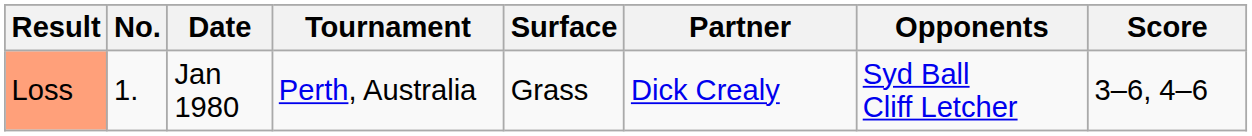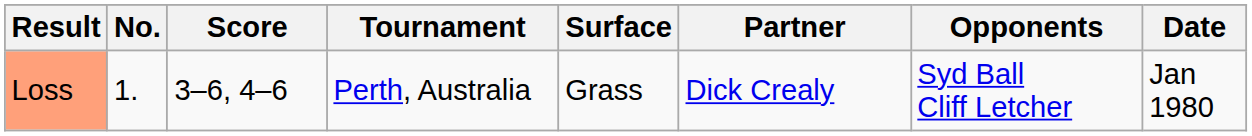columns swapped: (220, 27) <-> (1167, 27)
